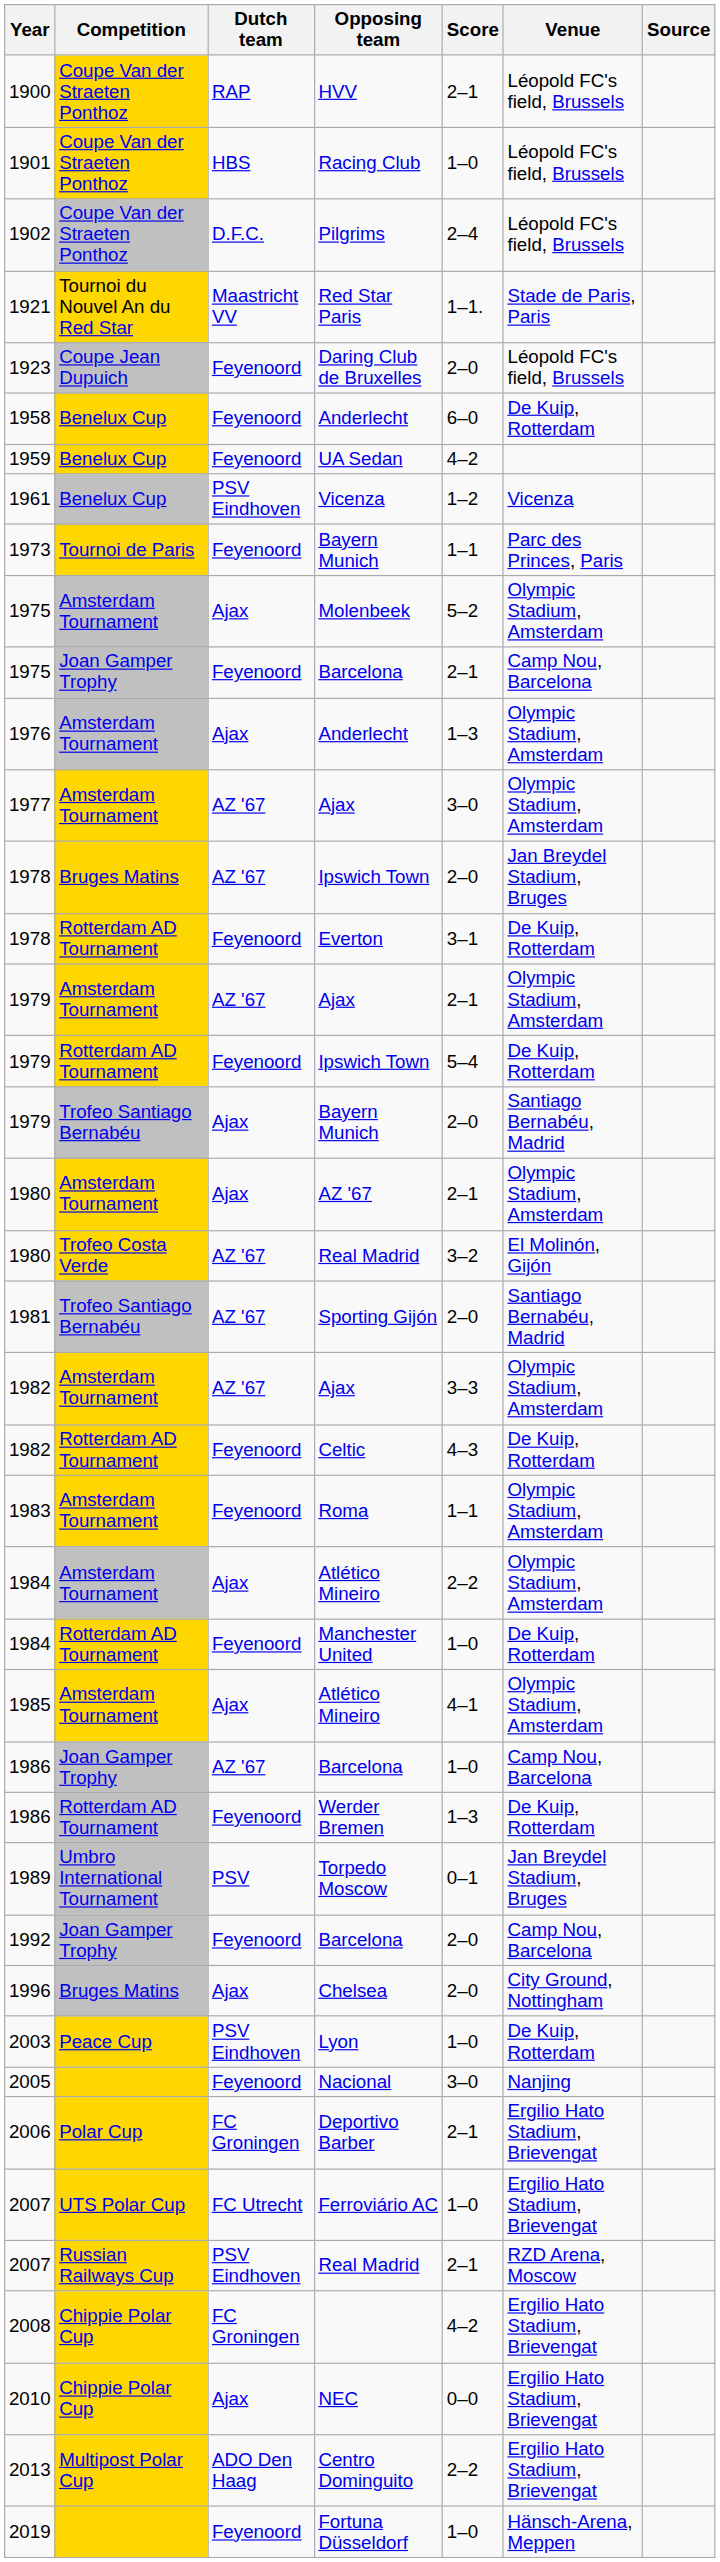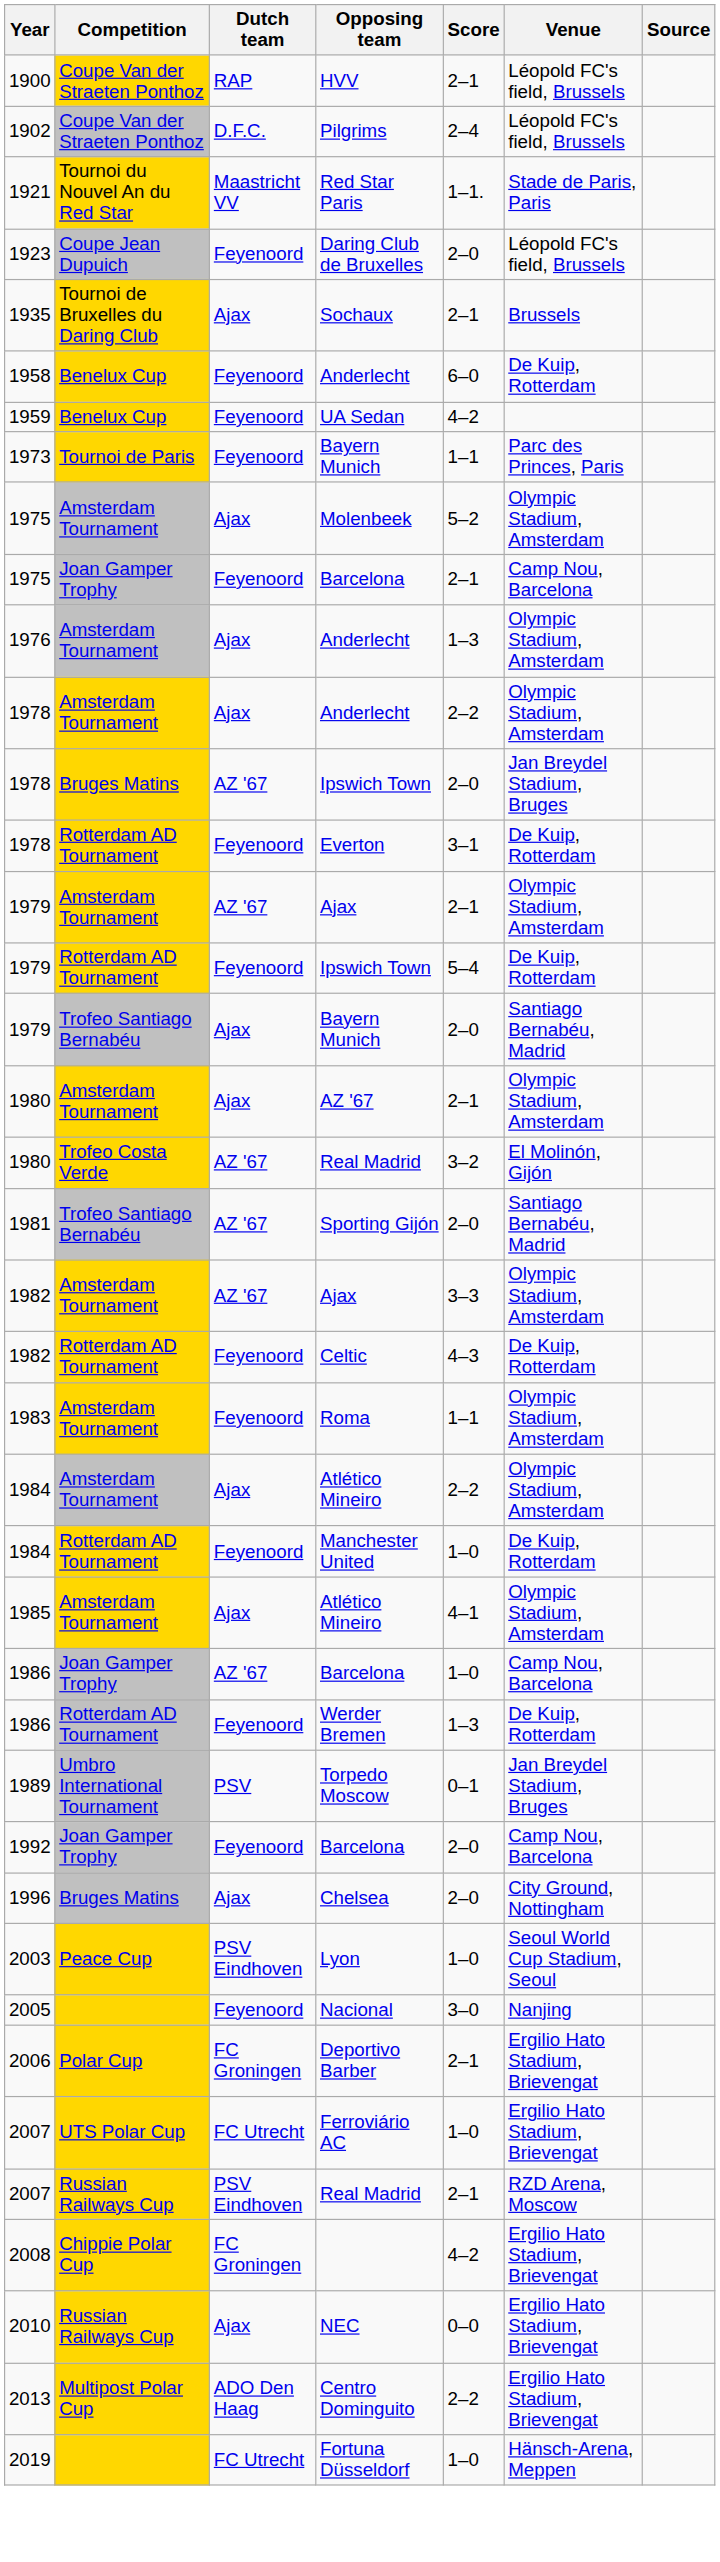- row: (30, 162)
+ row: (30, 315)
- row: (30, 499)
- row: (30, 805)
+ row: (30, 712)
(551, 2041) De Kuip, Rotterdam -> (565, 1959) Seoul World Cup Stadium, Seoul
(115, 2398) Chippie Polar Cup -> (116, 2326) Russian Railways Cup
(257, 2531) Feyenoord -> (259, 2459) FC Utrecht
